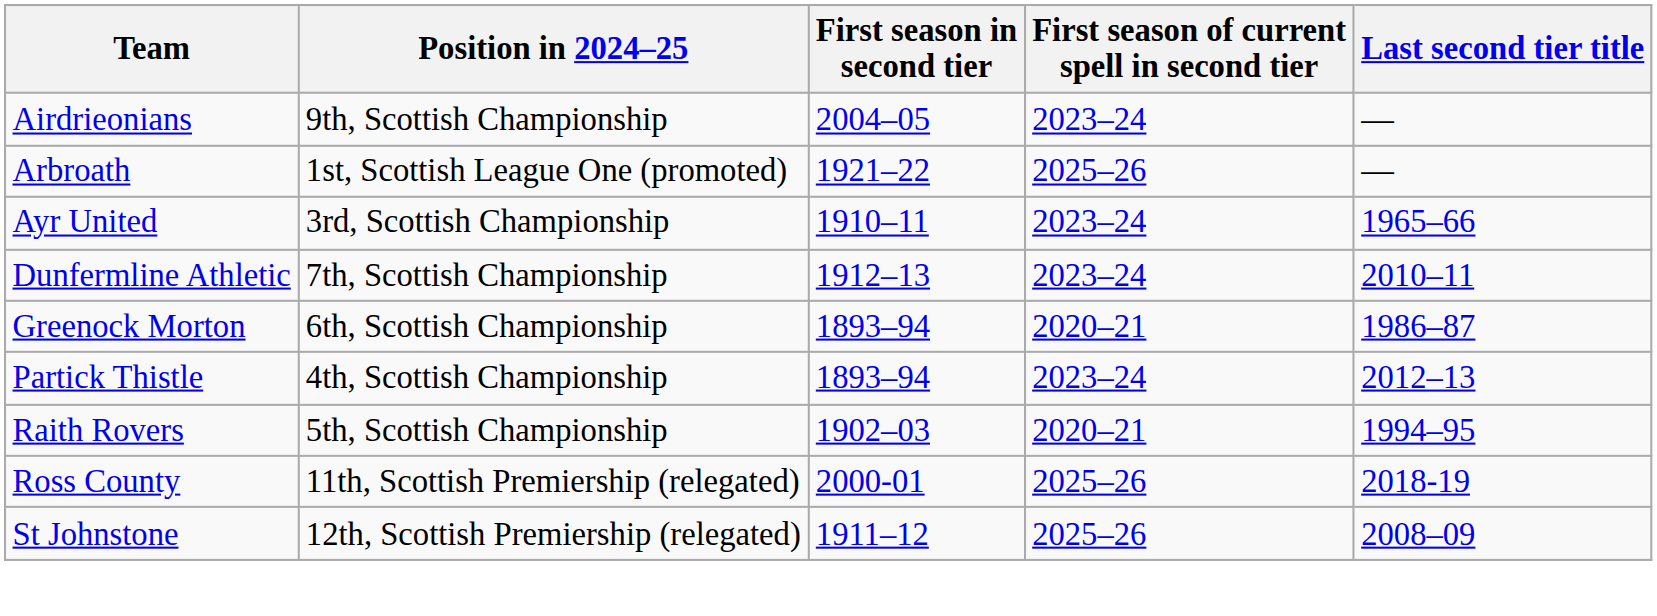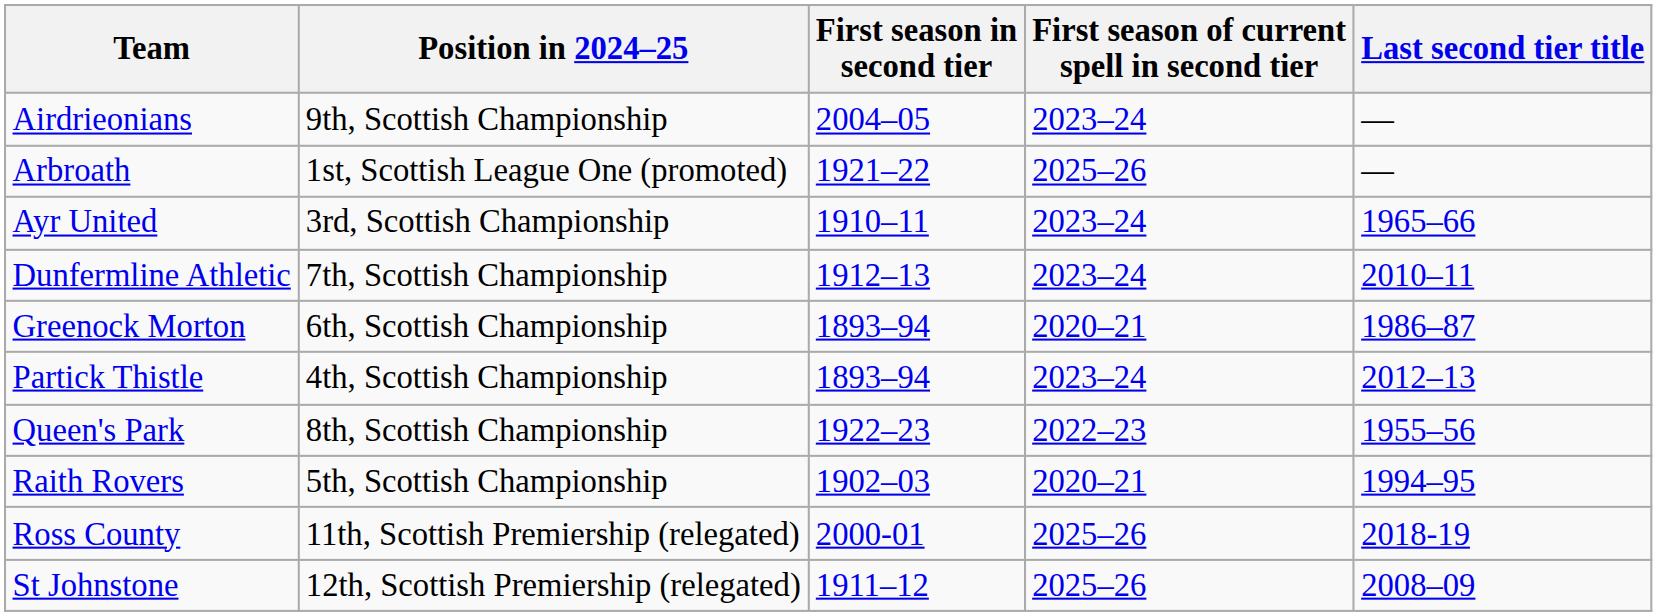+ row: (98, 429)
